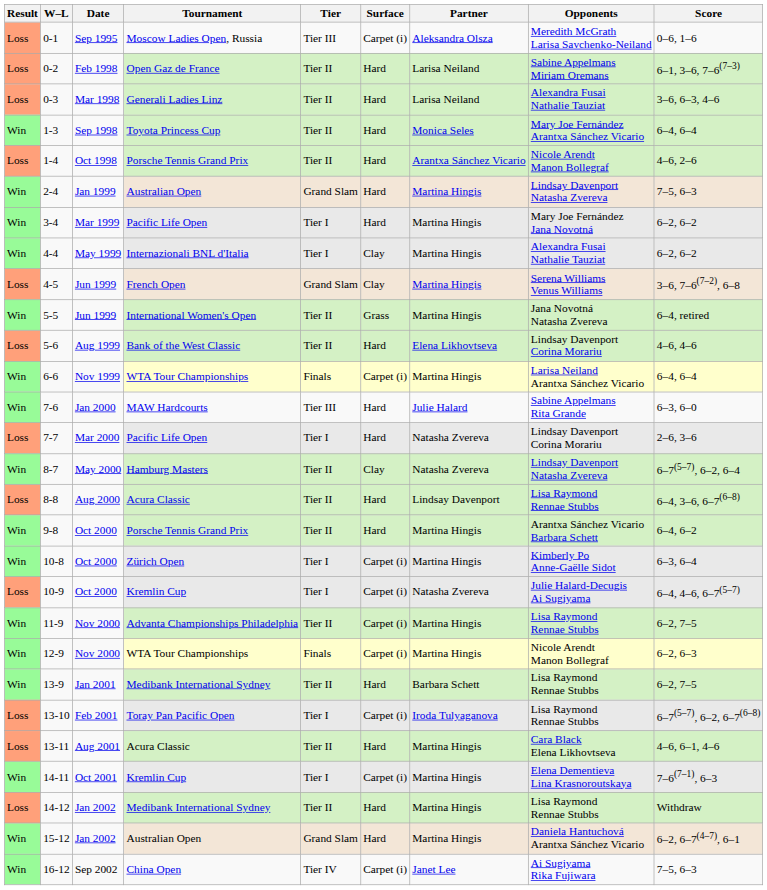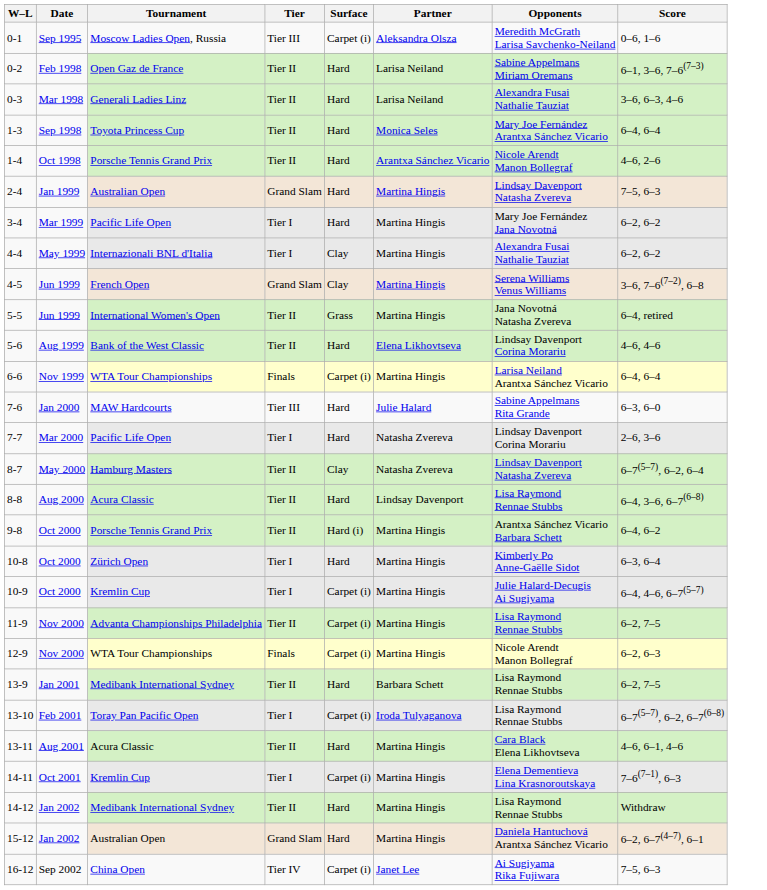- column: (22, 13)
(375, 530) Hard -> (345, 530) Hard (i)
(385, 561) Carpet (i) -> (338, 561) Hard
(451, 592) Natasha Zvereva -> (411, 592) Martina Hingis
